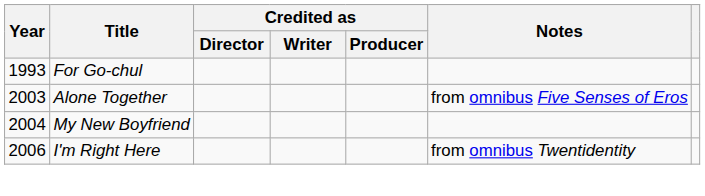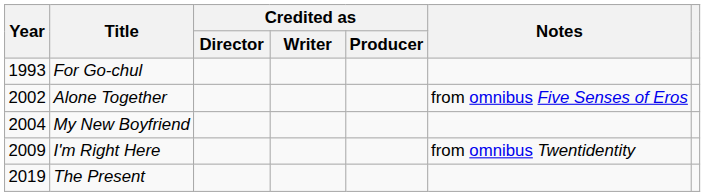(27, 97) 2003 -> (27, 97) 2002
(27, 151) 2006 -> (27, 151) 2009
+ row: (99, 177)
